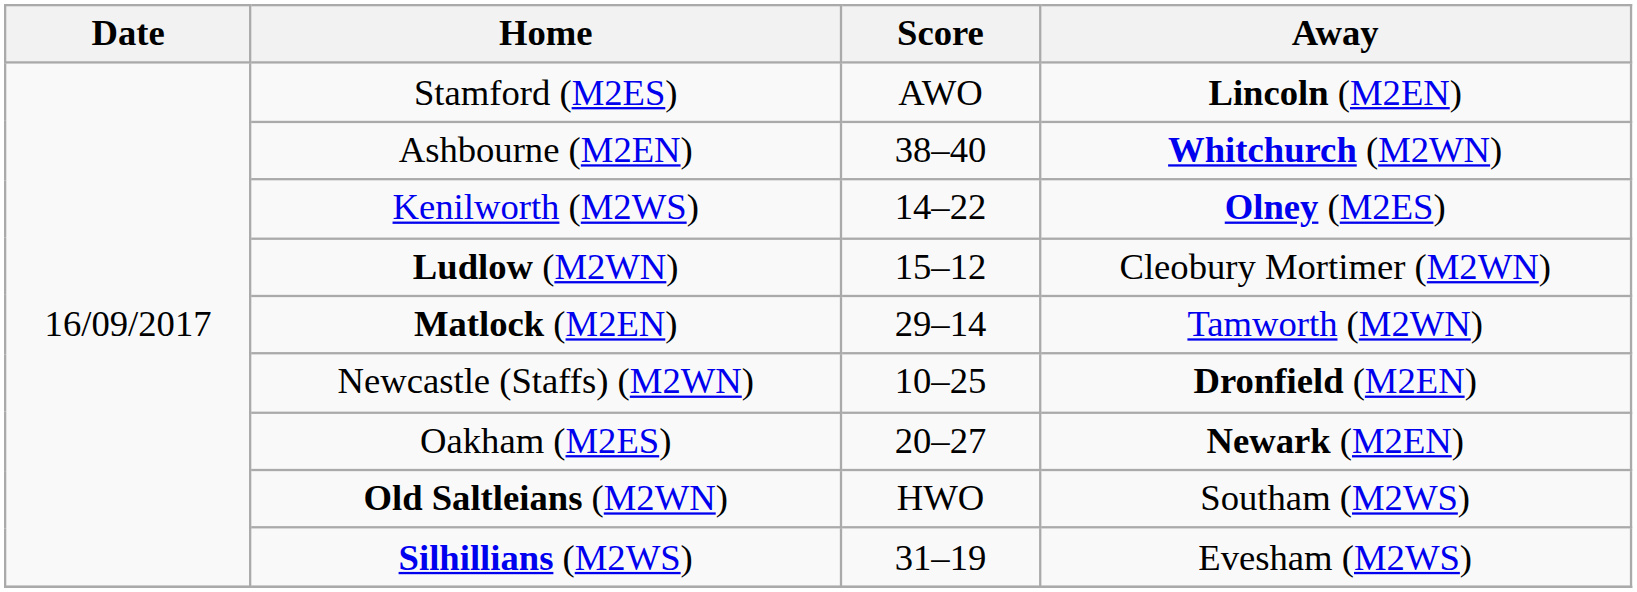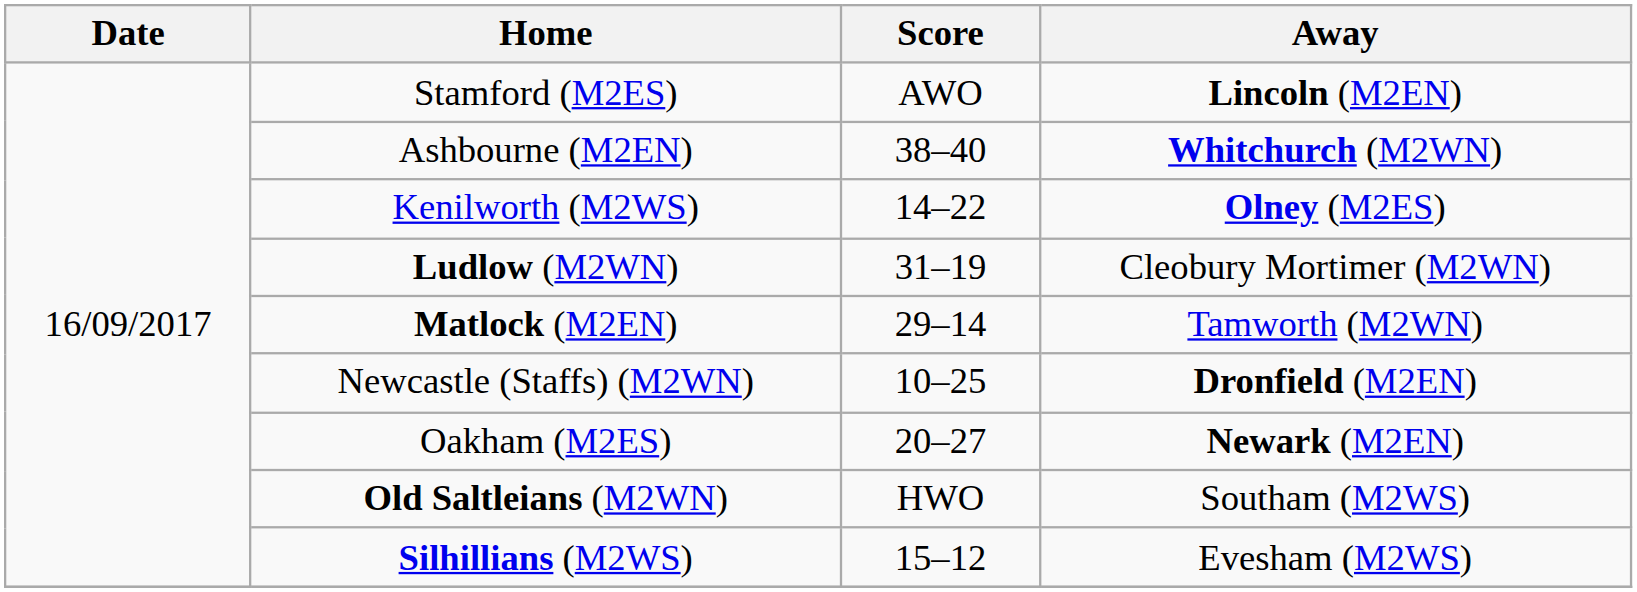(940, 265) 15–12 -> (940, 265) 31–19
(940, 556) 31–19 -> (940, 556) 15–12
